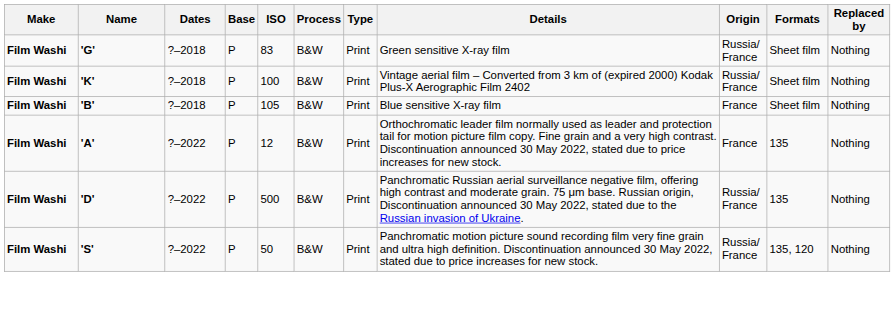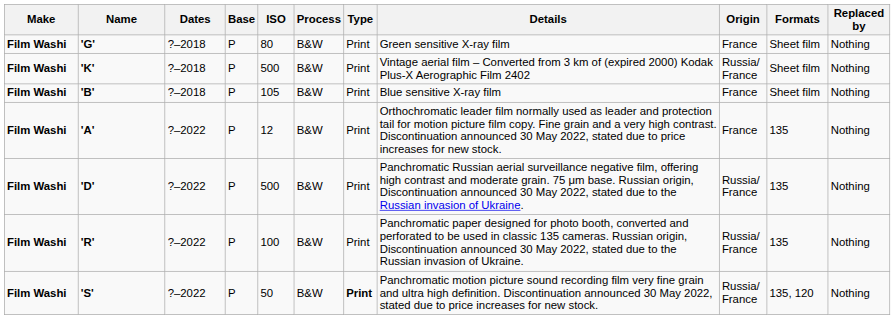(267, 50) 83 -> (267, 44) 80
(741, 50) Russia/ France -> (740, 44) France
(270, 81) 100 -> (270, 68) 500
+ row: (88, 243)
(358, 249) normal -> (359, 292) bold
